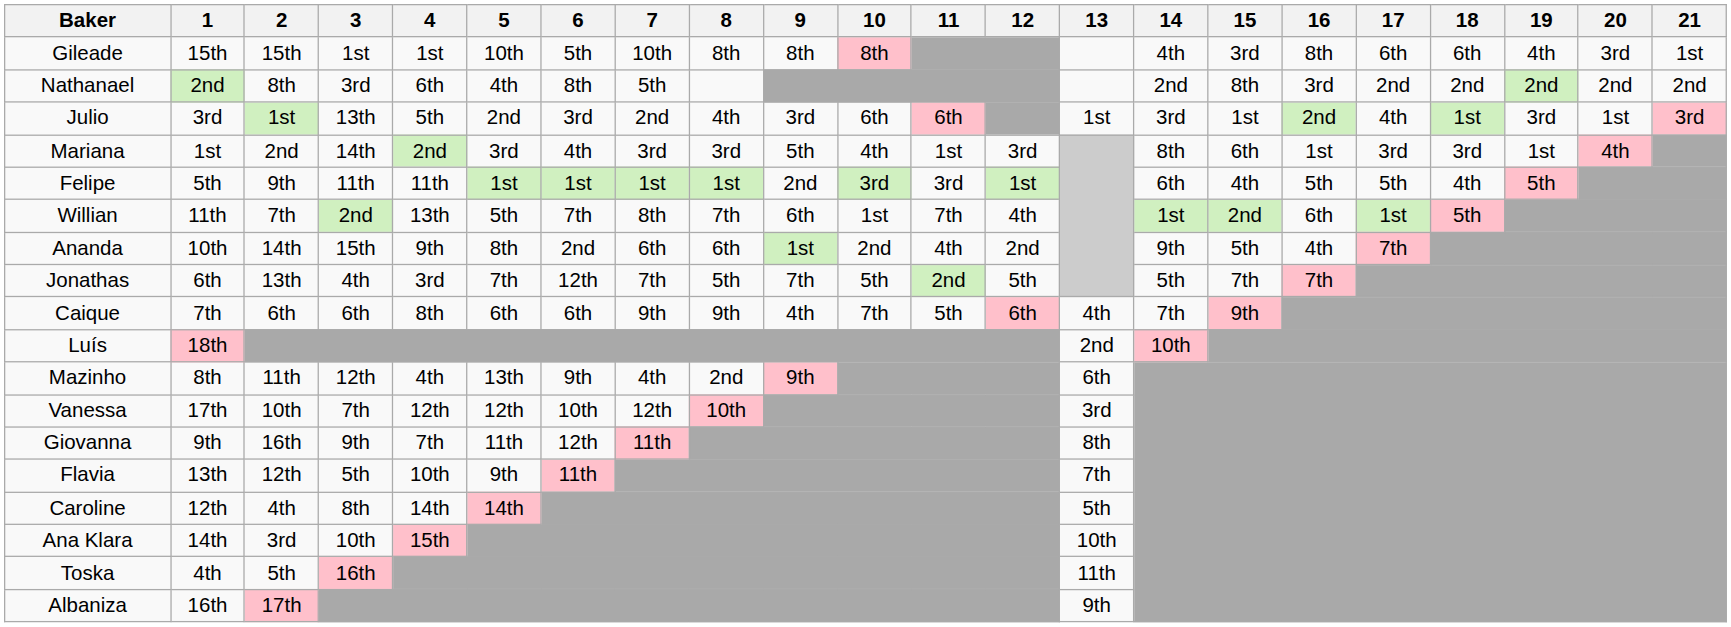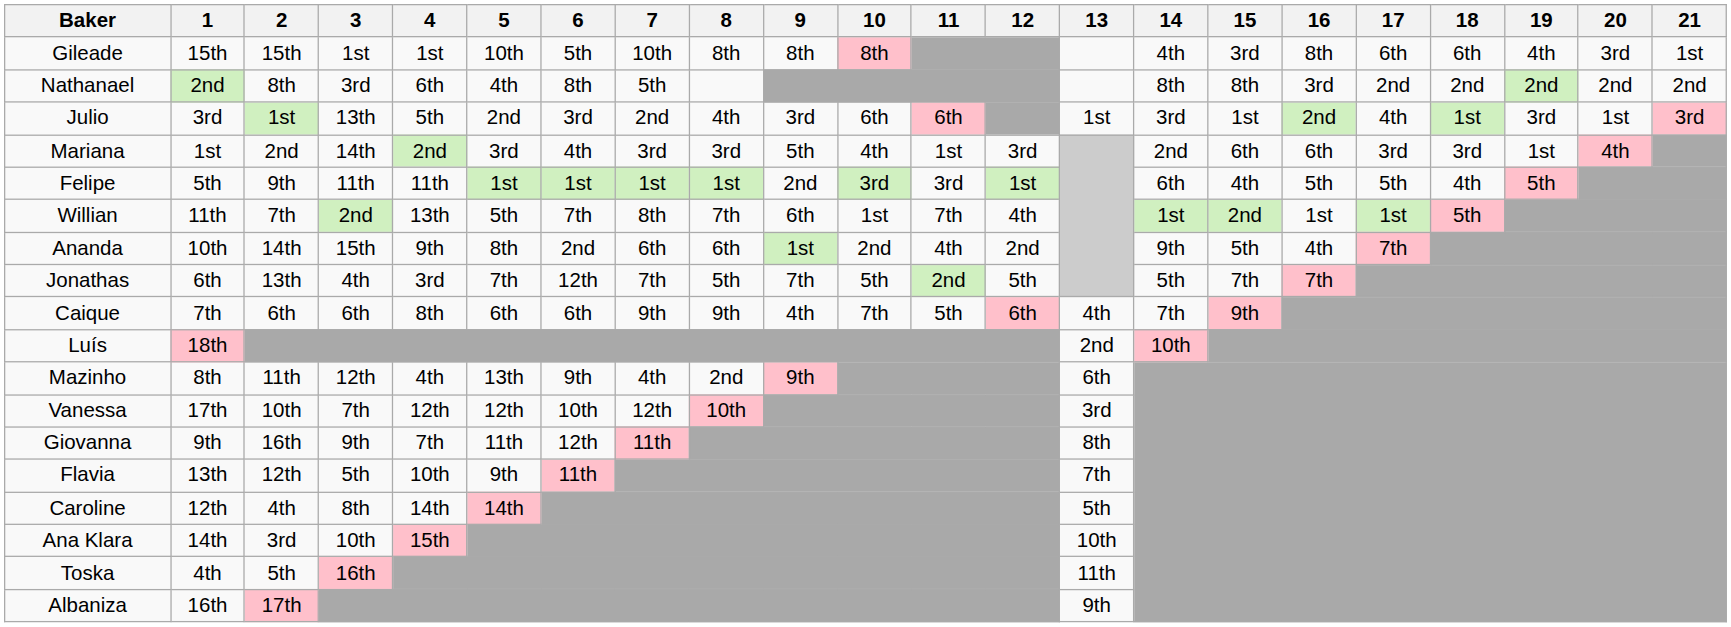(1171, 85) 2nd -> (1171, 85) 8th
(1171, 150) 8th -> (1171, 150) 2nd
(1319, 150) 1st -> (1319, 150) 6th
(1319, 215) 6th -> (1319, 215) 1st
